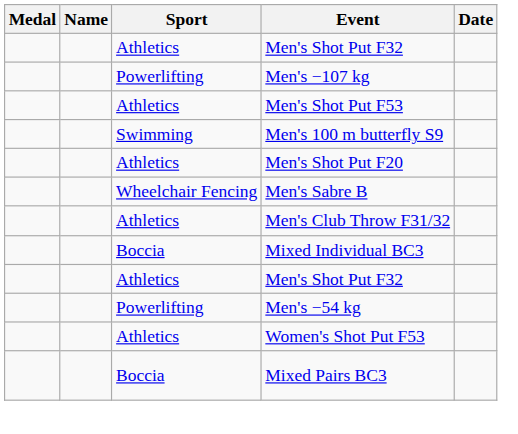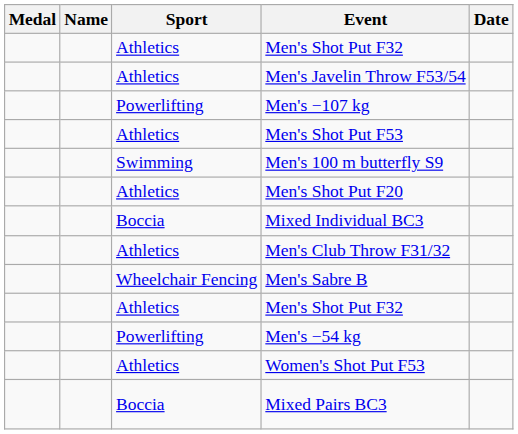+ row: (148, 76)
rows swapped: (187, 192) <-> (140, 249)
